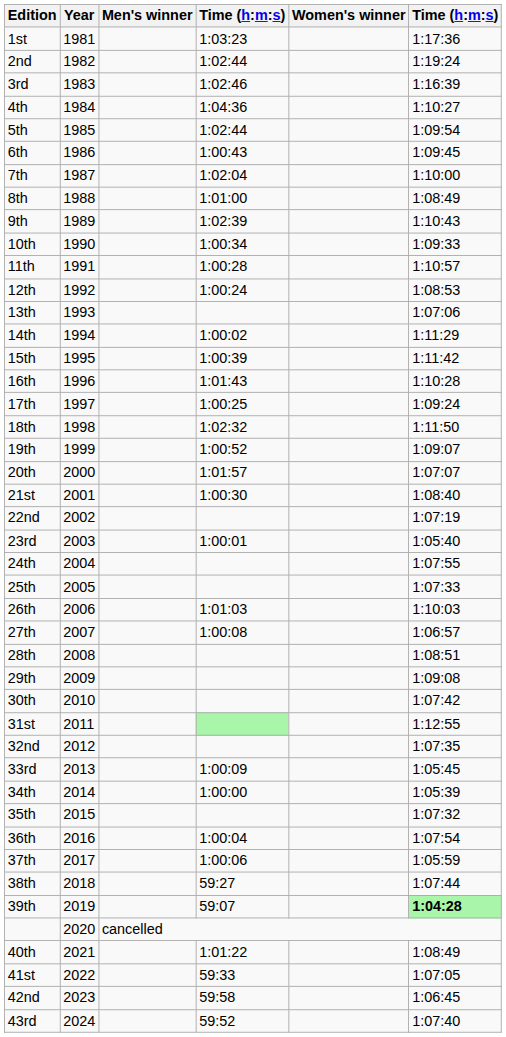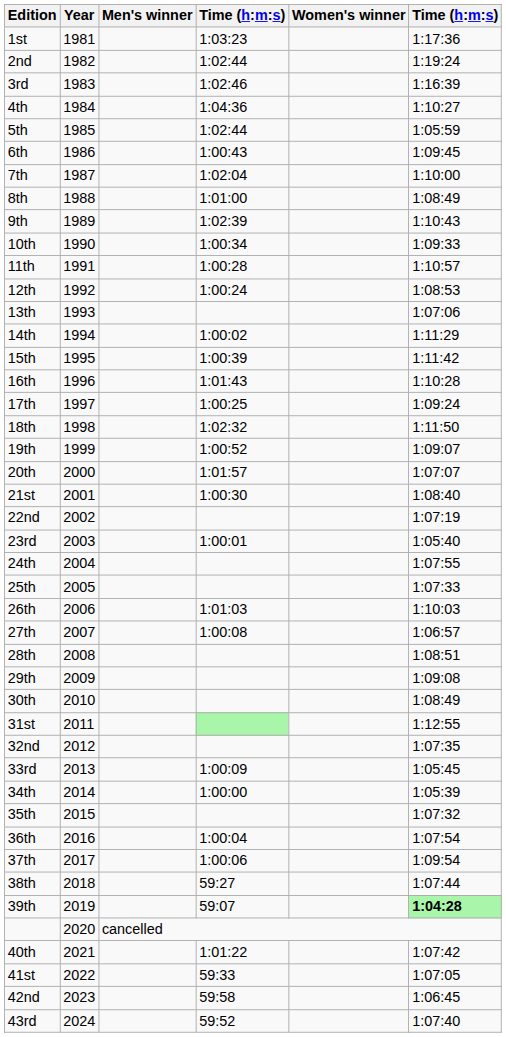(436, 130) 1:09:54 -> (436, 130) 1:05:59
(436, 701) 1:07:42 -> (436, 701) 1:08:49
(436, 860) 1:05:59 -> (436, 860) 1:09:54
(436, 952) 1:08:49 -> (436, 952) 1:07:42
